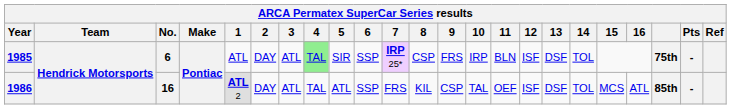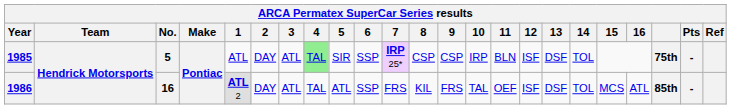(168, 57) 6 -> (168, 57) 5
(452, 57) FRS -> (452, 57) CSP
(452, 88) CSP -> (452, 88) FRS
